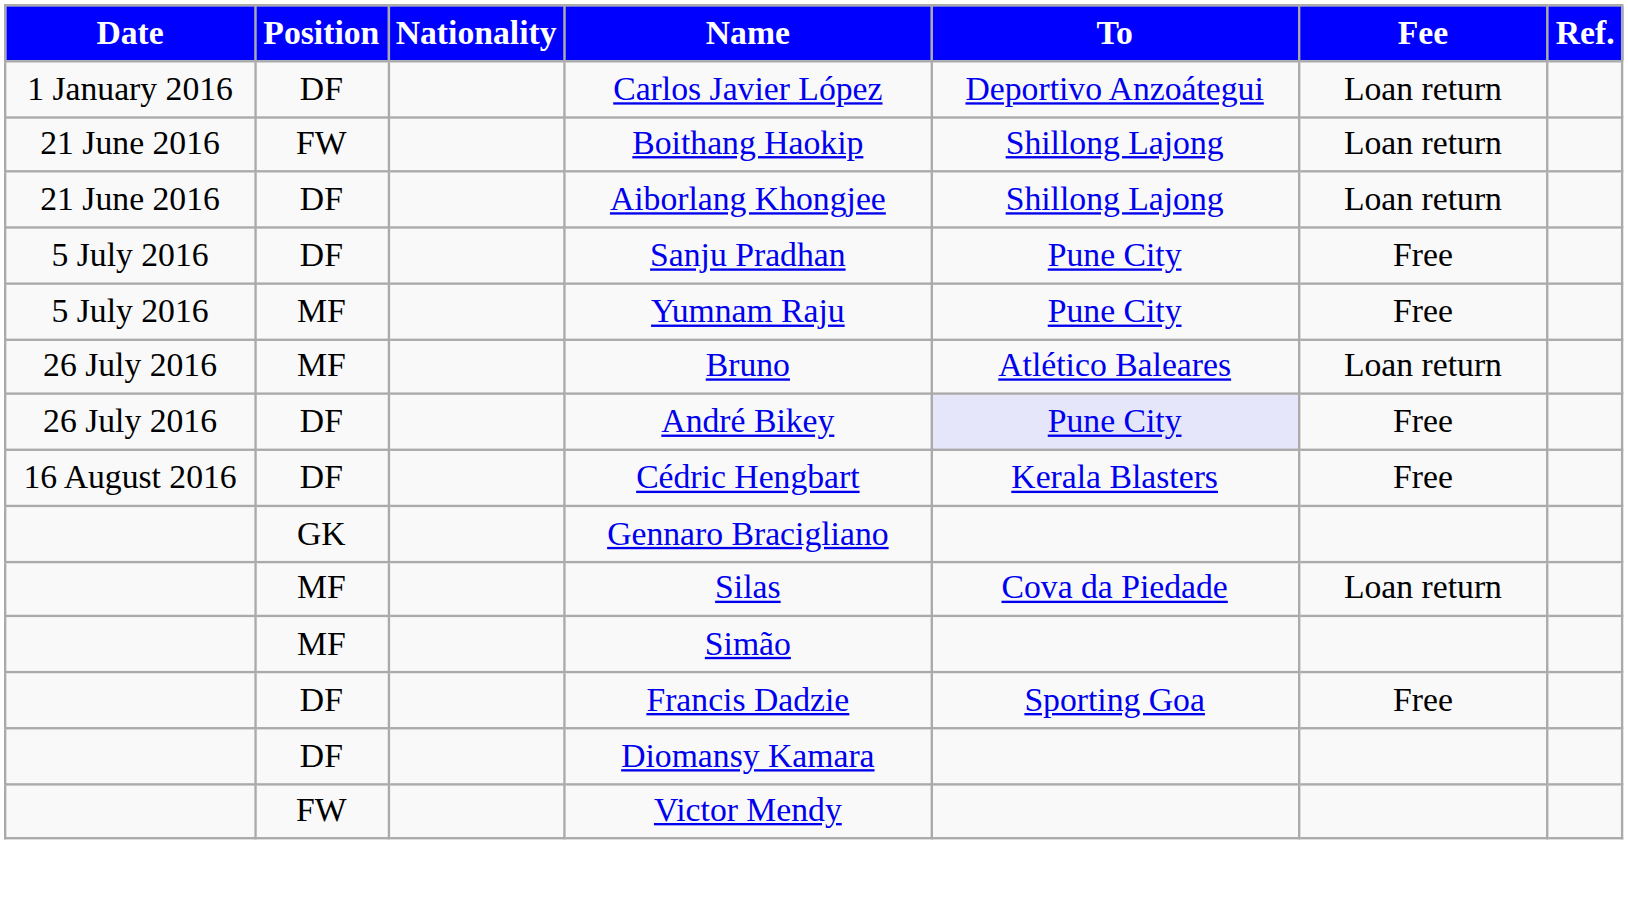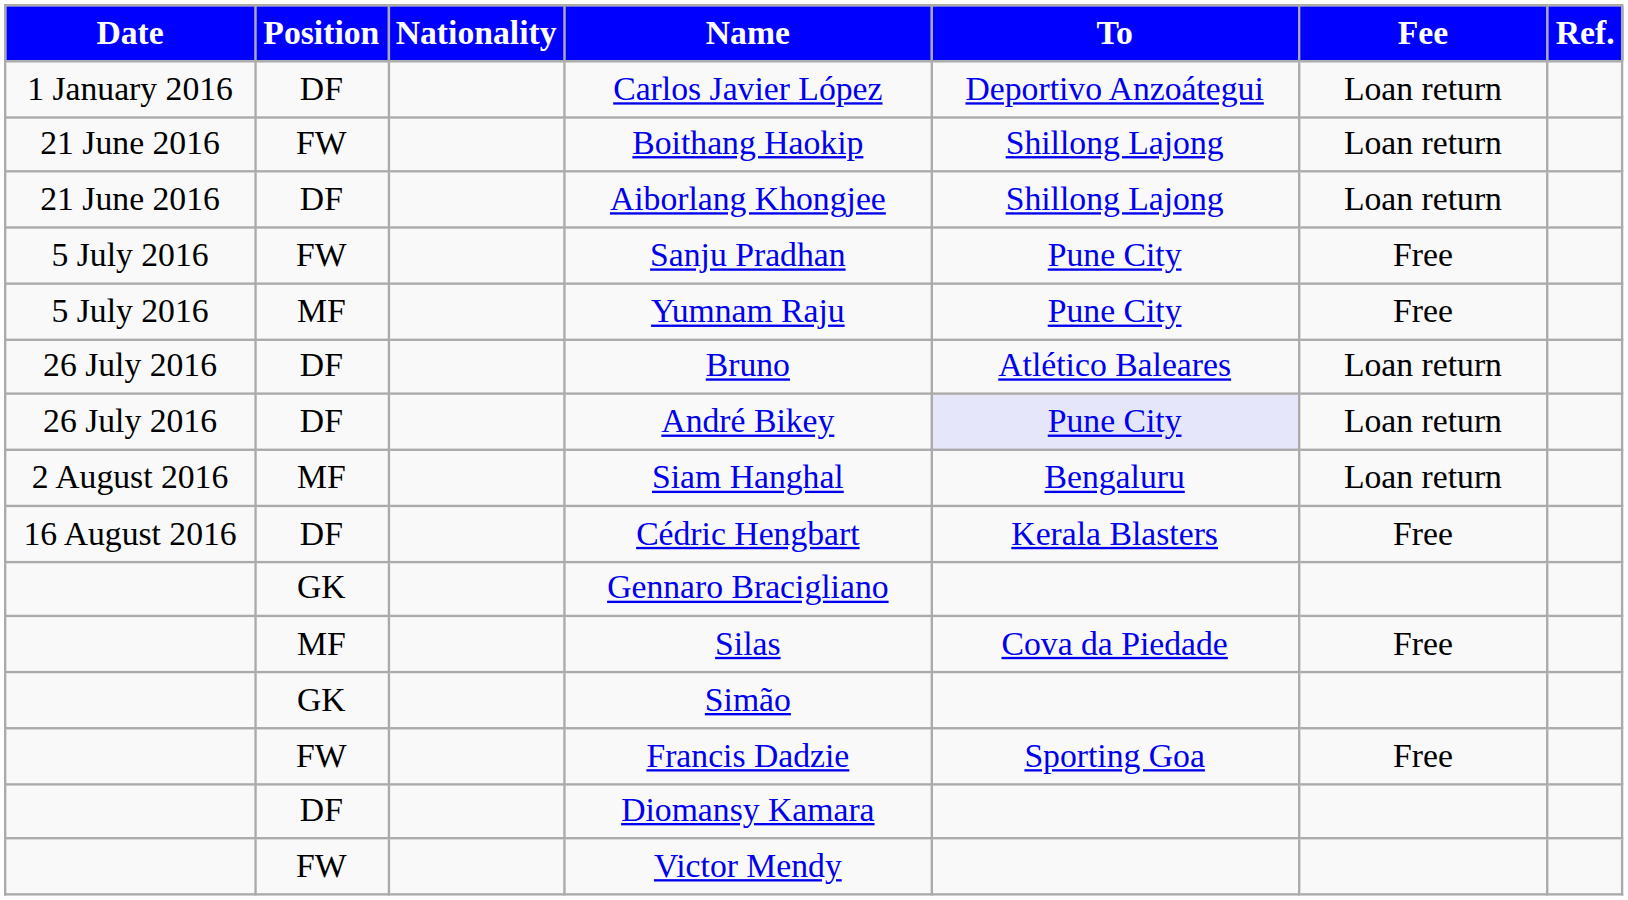(321, 254) DF -> (321, 254) FW
(321, 366) MF -> (321, 366) DF
(1423, 421) Free -> (1423, 421) Loan return
+ row: (748, 477)
(1423, 588) Loan return -> (1423, 644) Free
(321, 644) MF -> (321, 699) GK
(321, 699) DF -> (321, 755) FW
